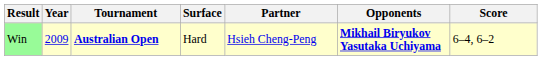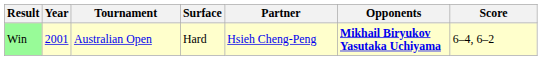(57, 39) 2009 -> (57, 39) 2001
(116, 39) bold -> (113, 39) normal
